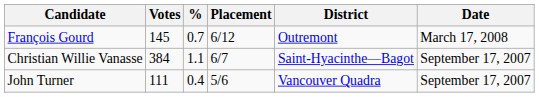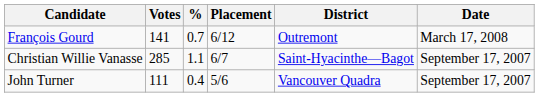(159, 37) 145 -> (159, 37) 141
(159, 59) 384 -> (159, 59) 285
